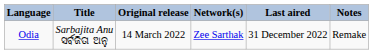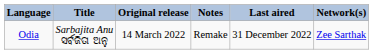columns swapped: (218, 12) <-> (349, 12)
